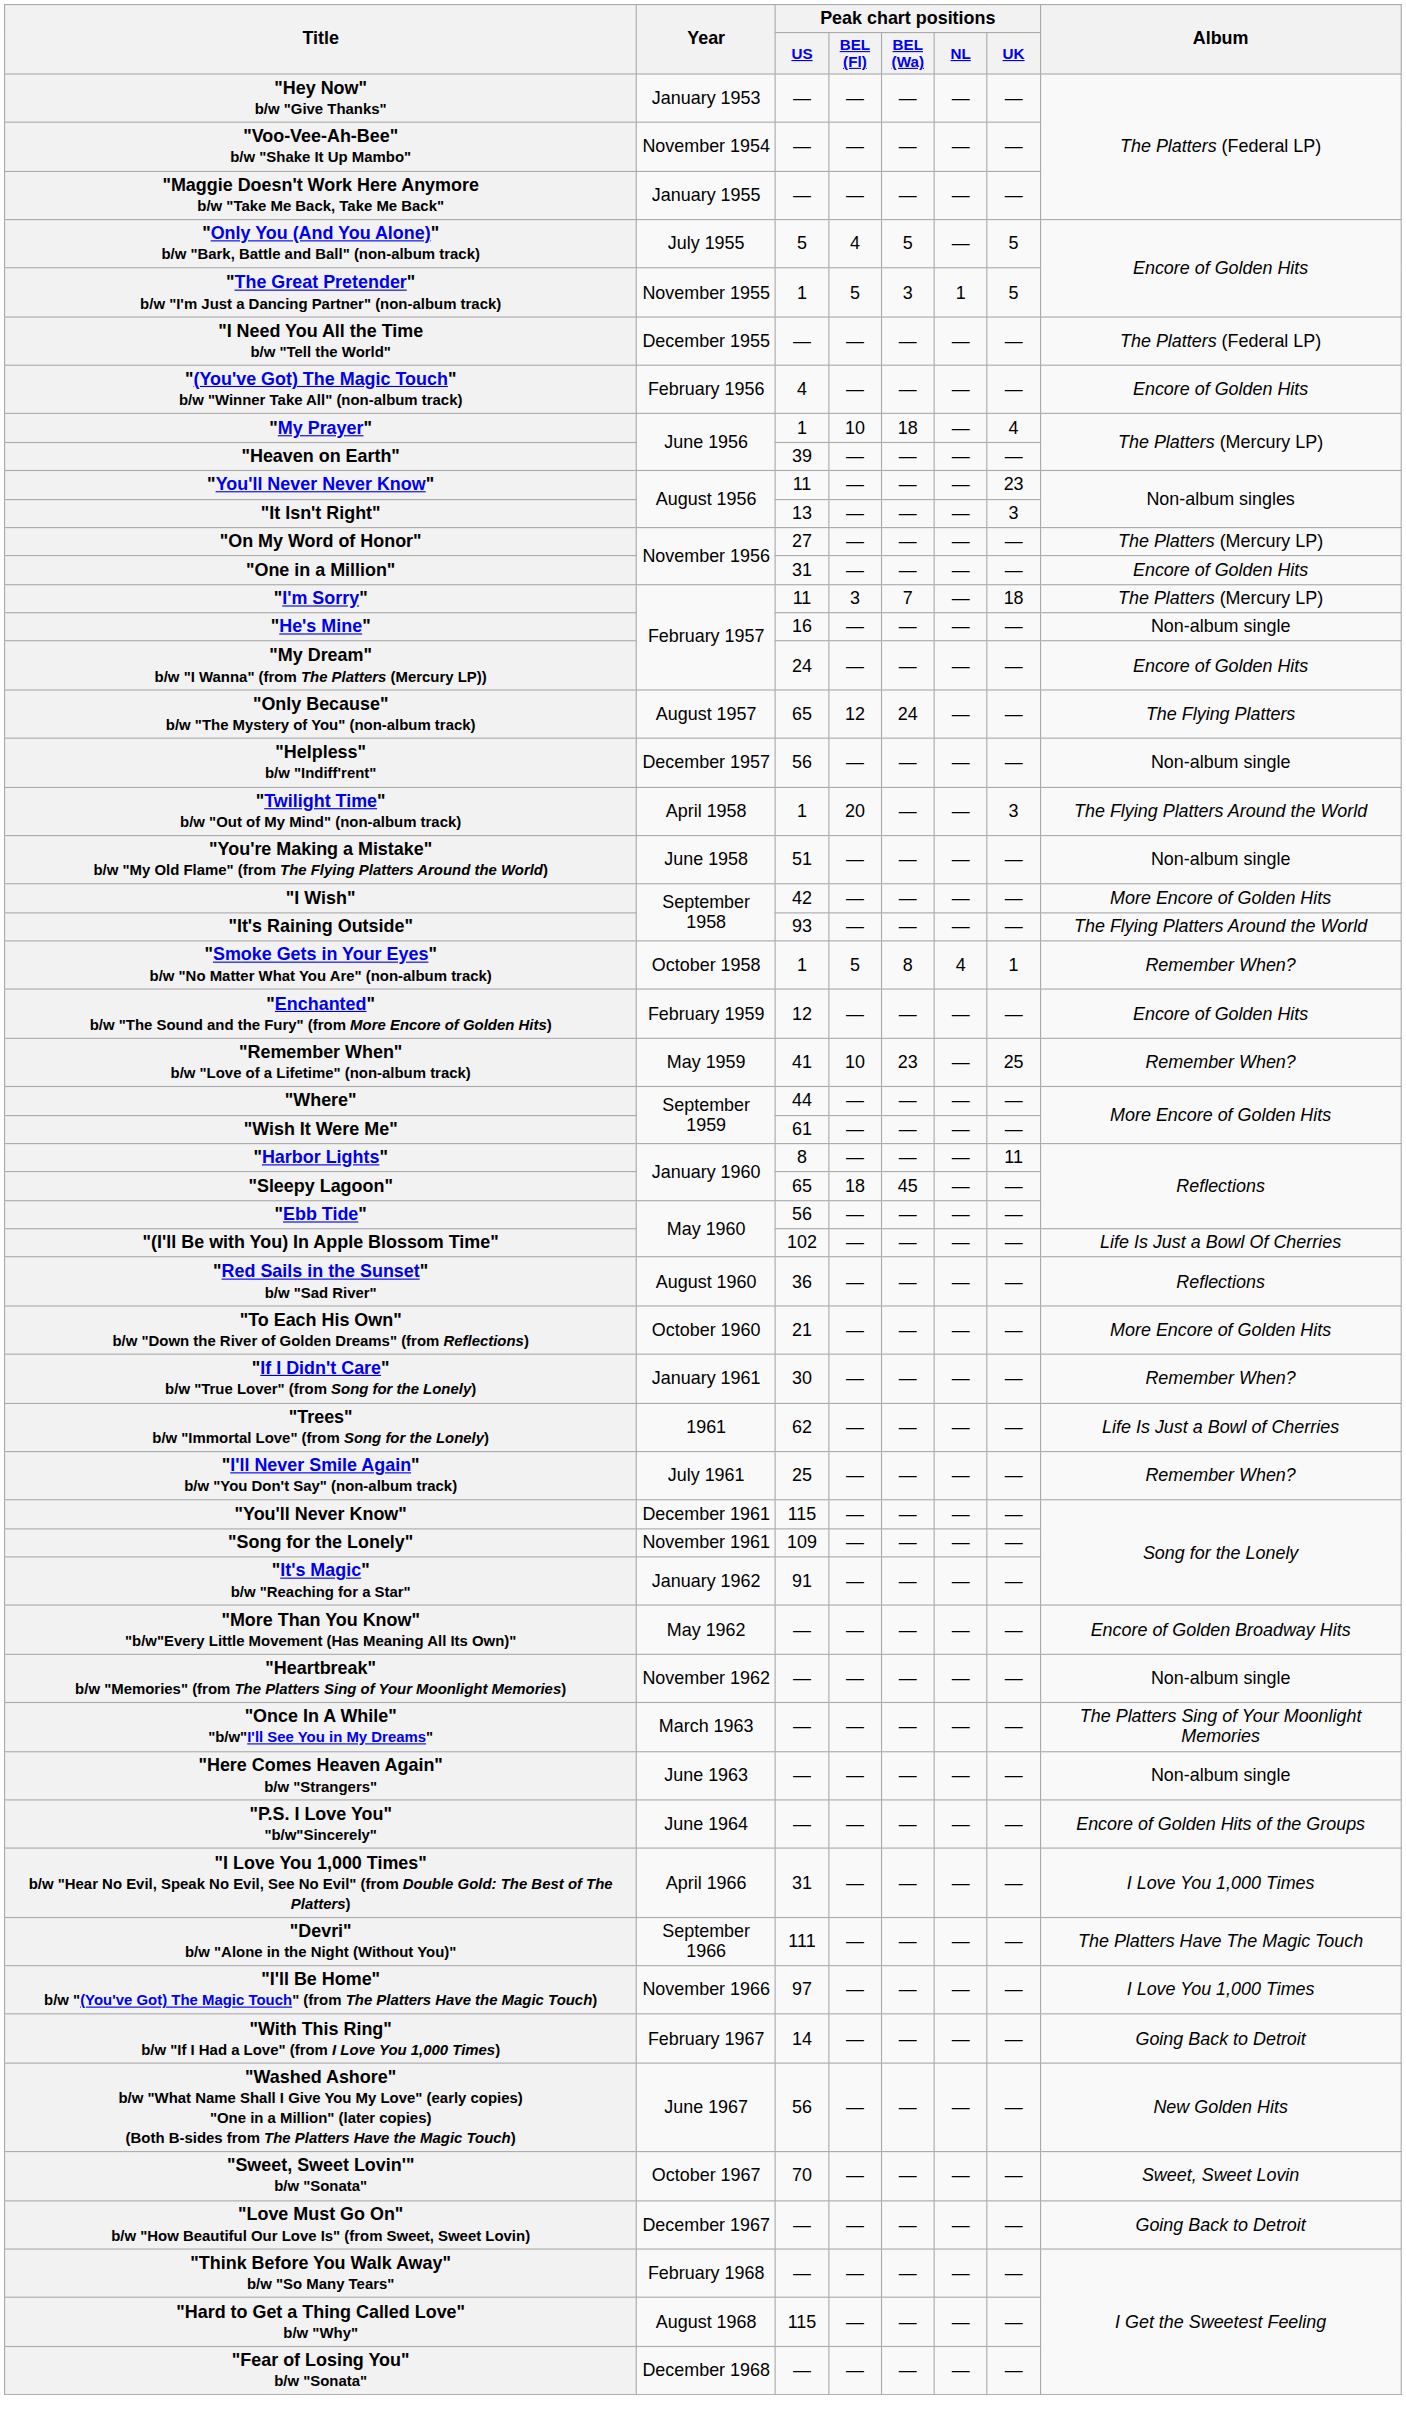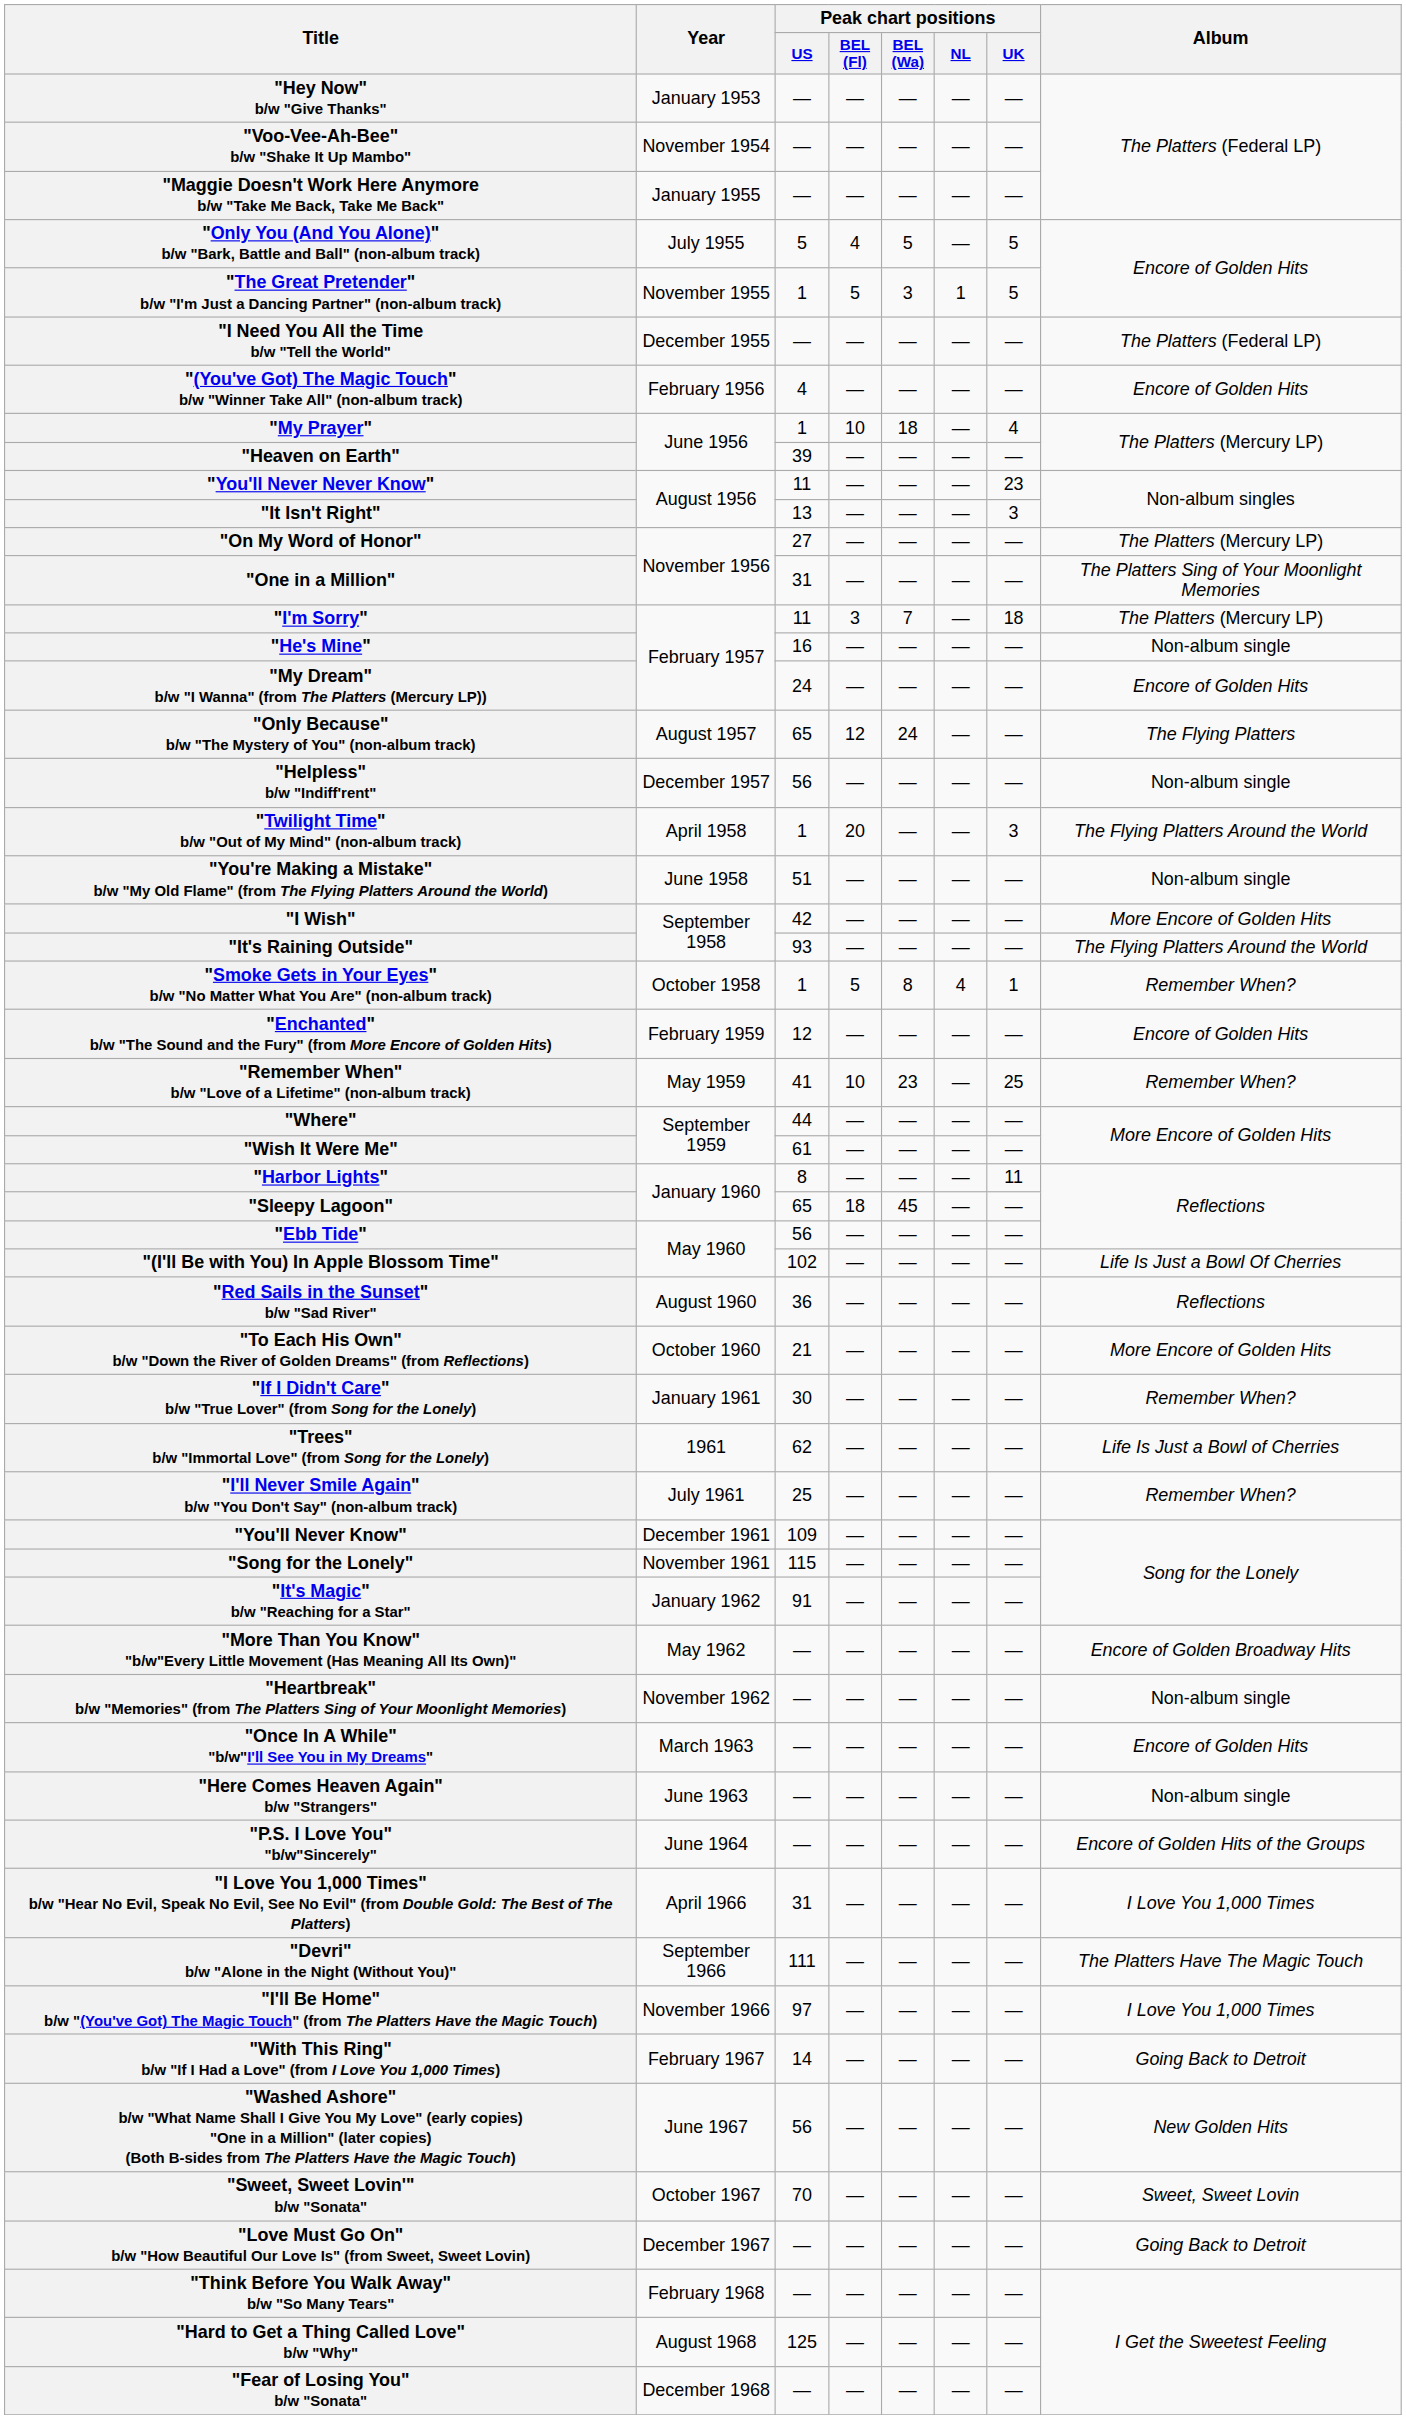(1221, 570) Encore of Golden Hits -> (1221, 580) The Platters Sing of Your Moonlight Memories
(802, 1514) 115 -> (802, 1534) 109
(802, 1542) 109 -> (802, 1562) 115
(1221, 1726) The Platters Sing of Your Moonlight Memories -> (1221, 1747) Encore of Golden Hits
(802, 2321) 115 -> (802, 2341) 125
